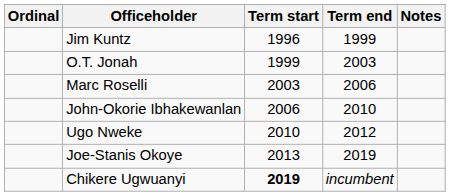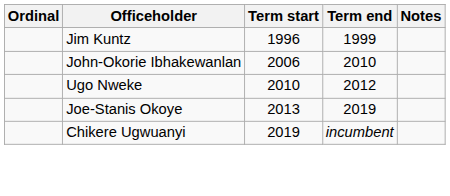- row: (102, 62)
- row: (107, 86)
(284, 179) bold -> (284, 132) normal
